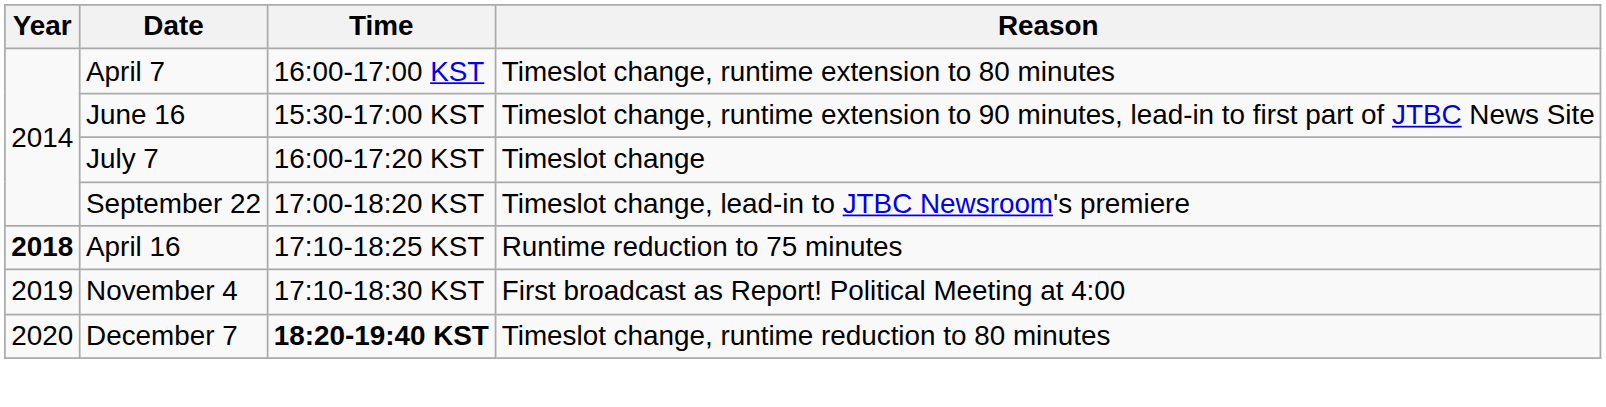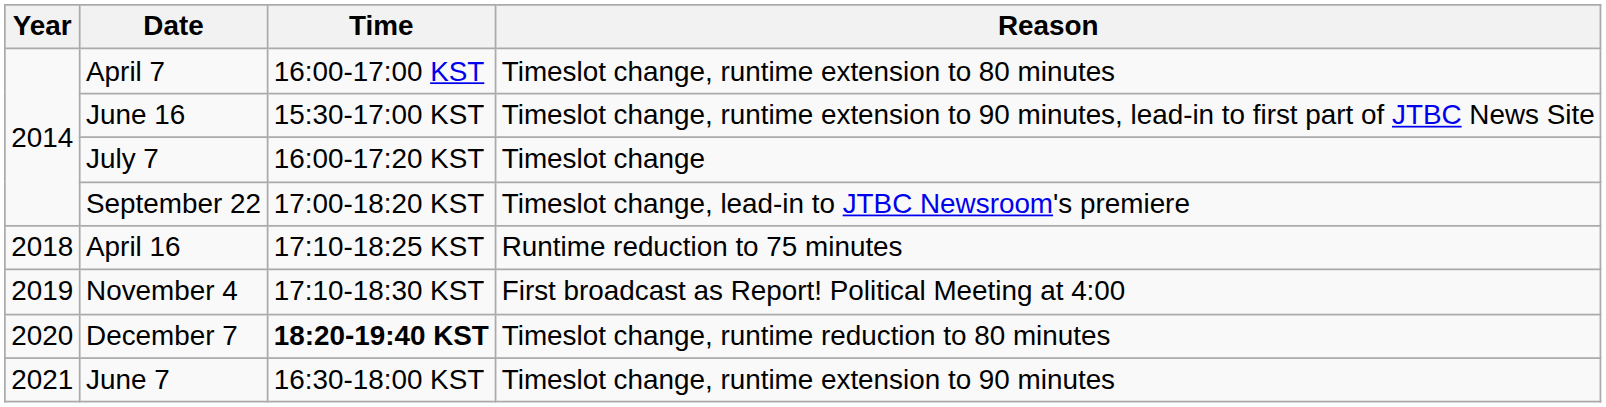(42, 247) bold -> (42, 247) normal
+ row: (128, 379)
